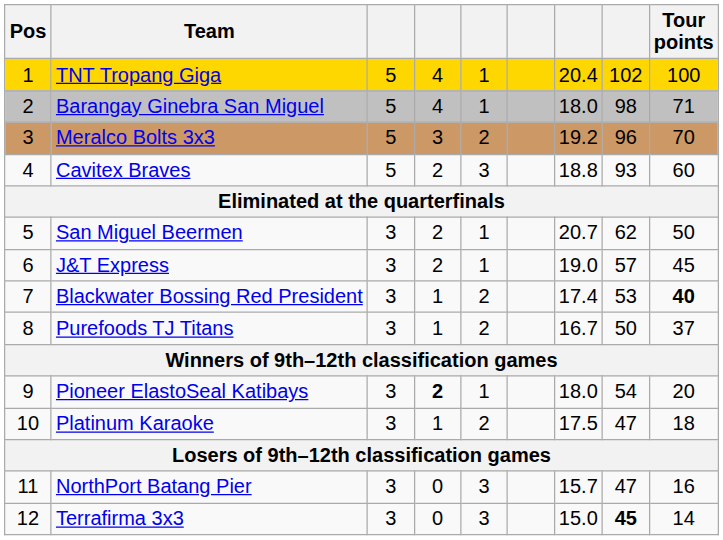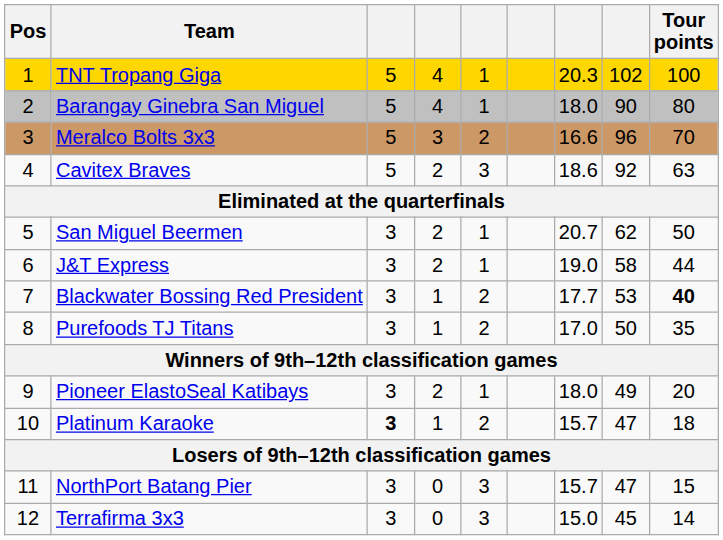(578, 74) 20.4 -> (578, 74) 20.3
(626, 106) 98 -> (626, 106) 90
(684, 106) 71 -> (684, 106) 80
(578, 138) 19.2 -> (578, 138) 16.6
(578, 169) 18.8 -> (578, 169) 18.6
(626, 169) 93 -> (626, 169) 92
(684, 169) 60 -> (684, 169) 63
(626, 264) 57 -> (626, 264) 58
(684, 264) 45 -> (684, 264) 44
(578, 296) 17.4 -> (578, 296) 17.7
(578, 328) 16.7 -> (578, 328) 17.0
(684, 328) 37 -> (684, 328) 35
(437, 391) bold -> (437, 391) normal
(626, 391) 54 -> (626, 391) 49
(391, 423) normal -> (391, 423) bold
(578, 423) 17.5 -> (578, 423) 15.7
(684, 486) 16 -> (684, 486) 15
(626, 518) bold -> (626, 518) normal
